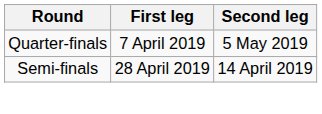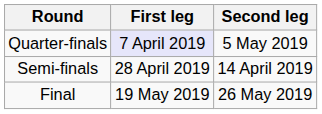(162, 43) no background -> (162, 43) lavender background
+ row: (58, 95)
